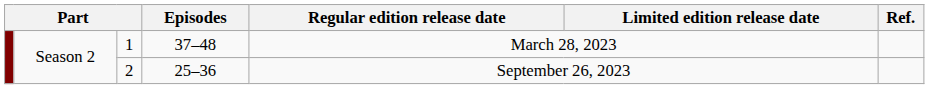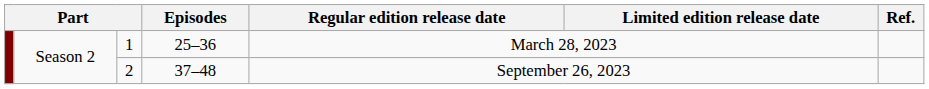(195, 44) 37–48 -> (195, 44) 25–36
(195, 70) 25–36 -> (195, 70) 37–48
